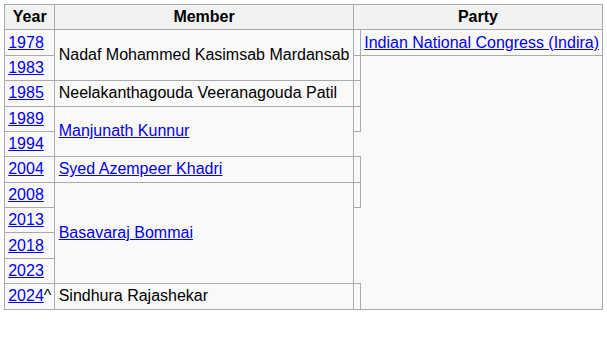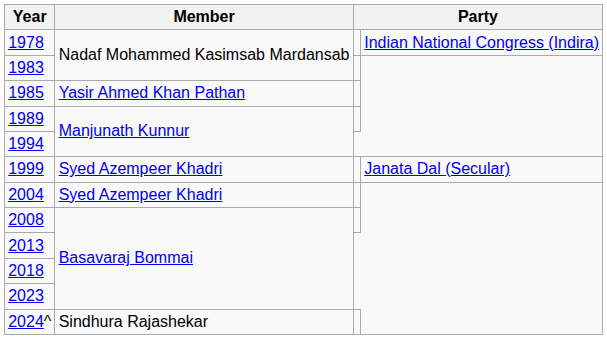(198, 93) Neelakanthagouda Veeranagouda Patil -> (152, 93) Yasir Ahmed Khan Pathan
+ row: (26, 169)
